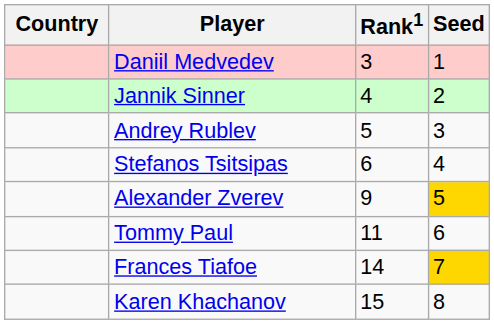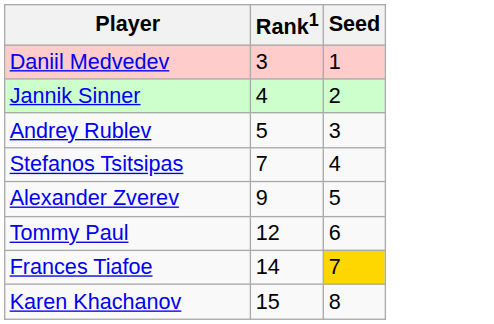- column: (57, 24)
(366, 164) 6 -> (262, 164) 7
(439, 198) gold background -> (335, 198) no background
(372, 233) 11 -> (268, 233) 12
